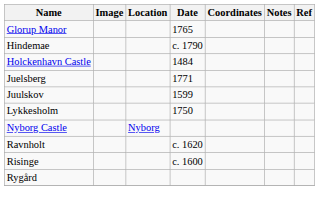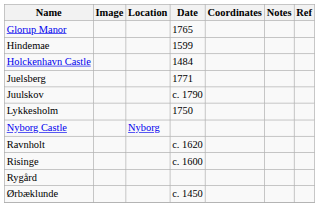(187, 45) c. 1790 -> (183, 45) 1599
(183, 95) 1599 -> (187, 95) c. 1790
+ row: (32, 194)
